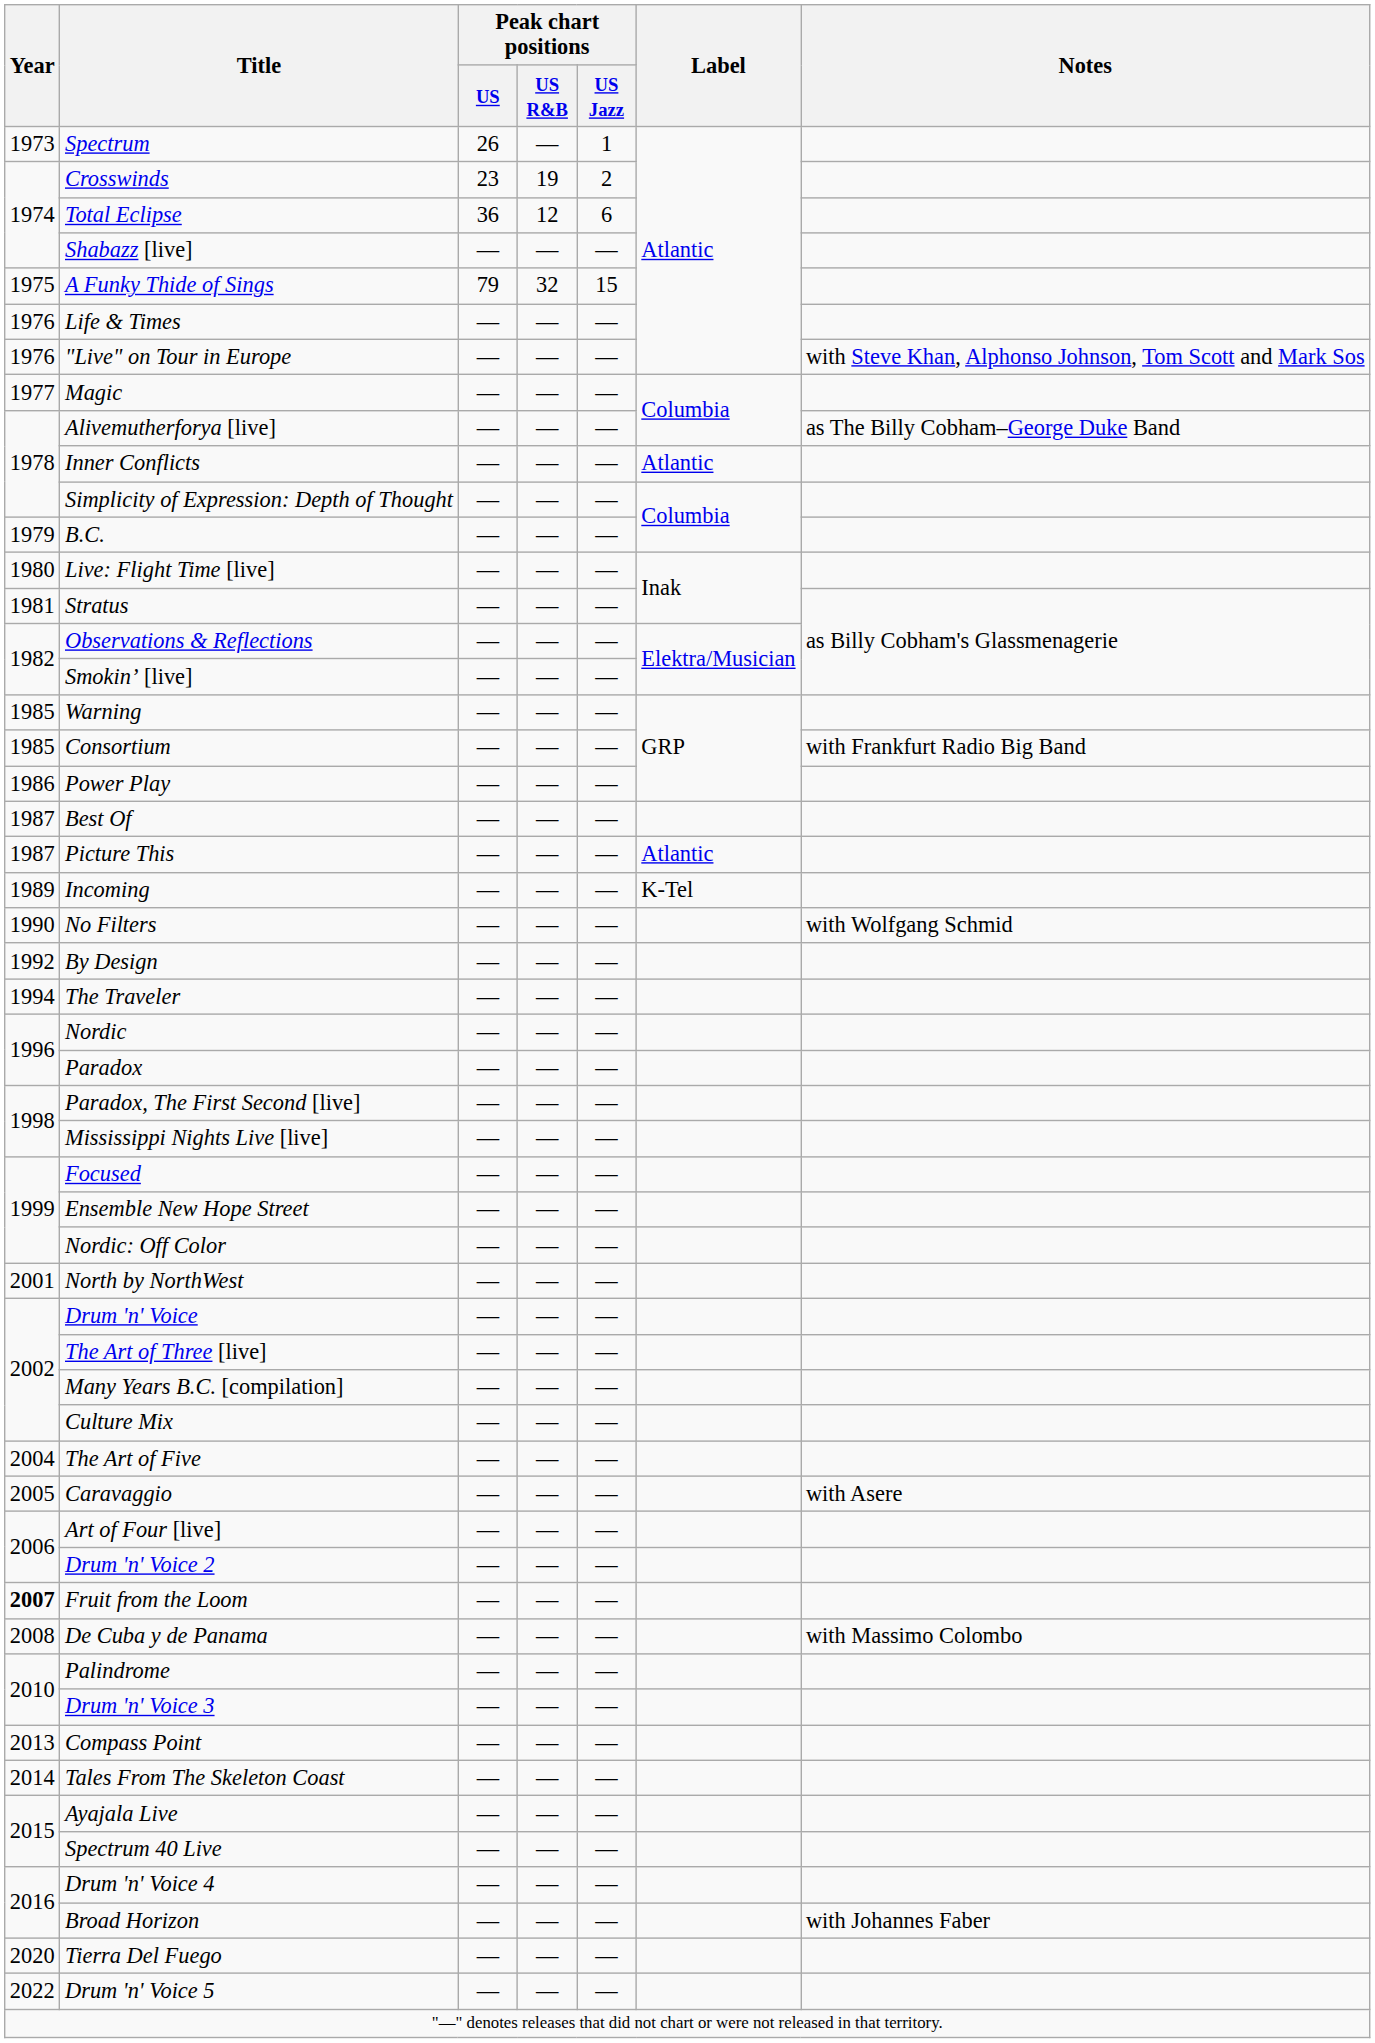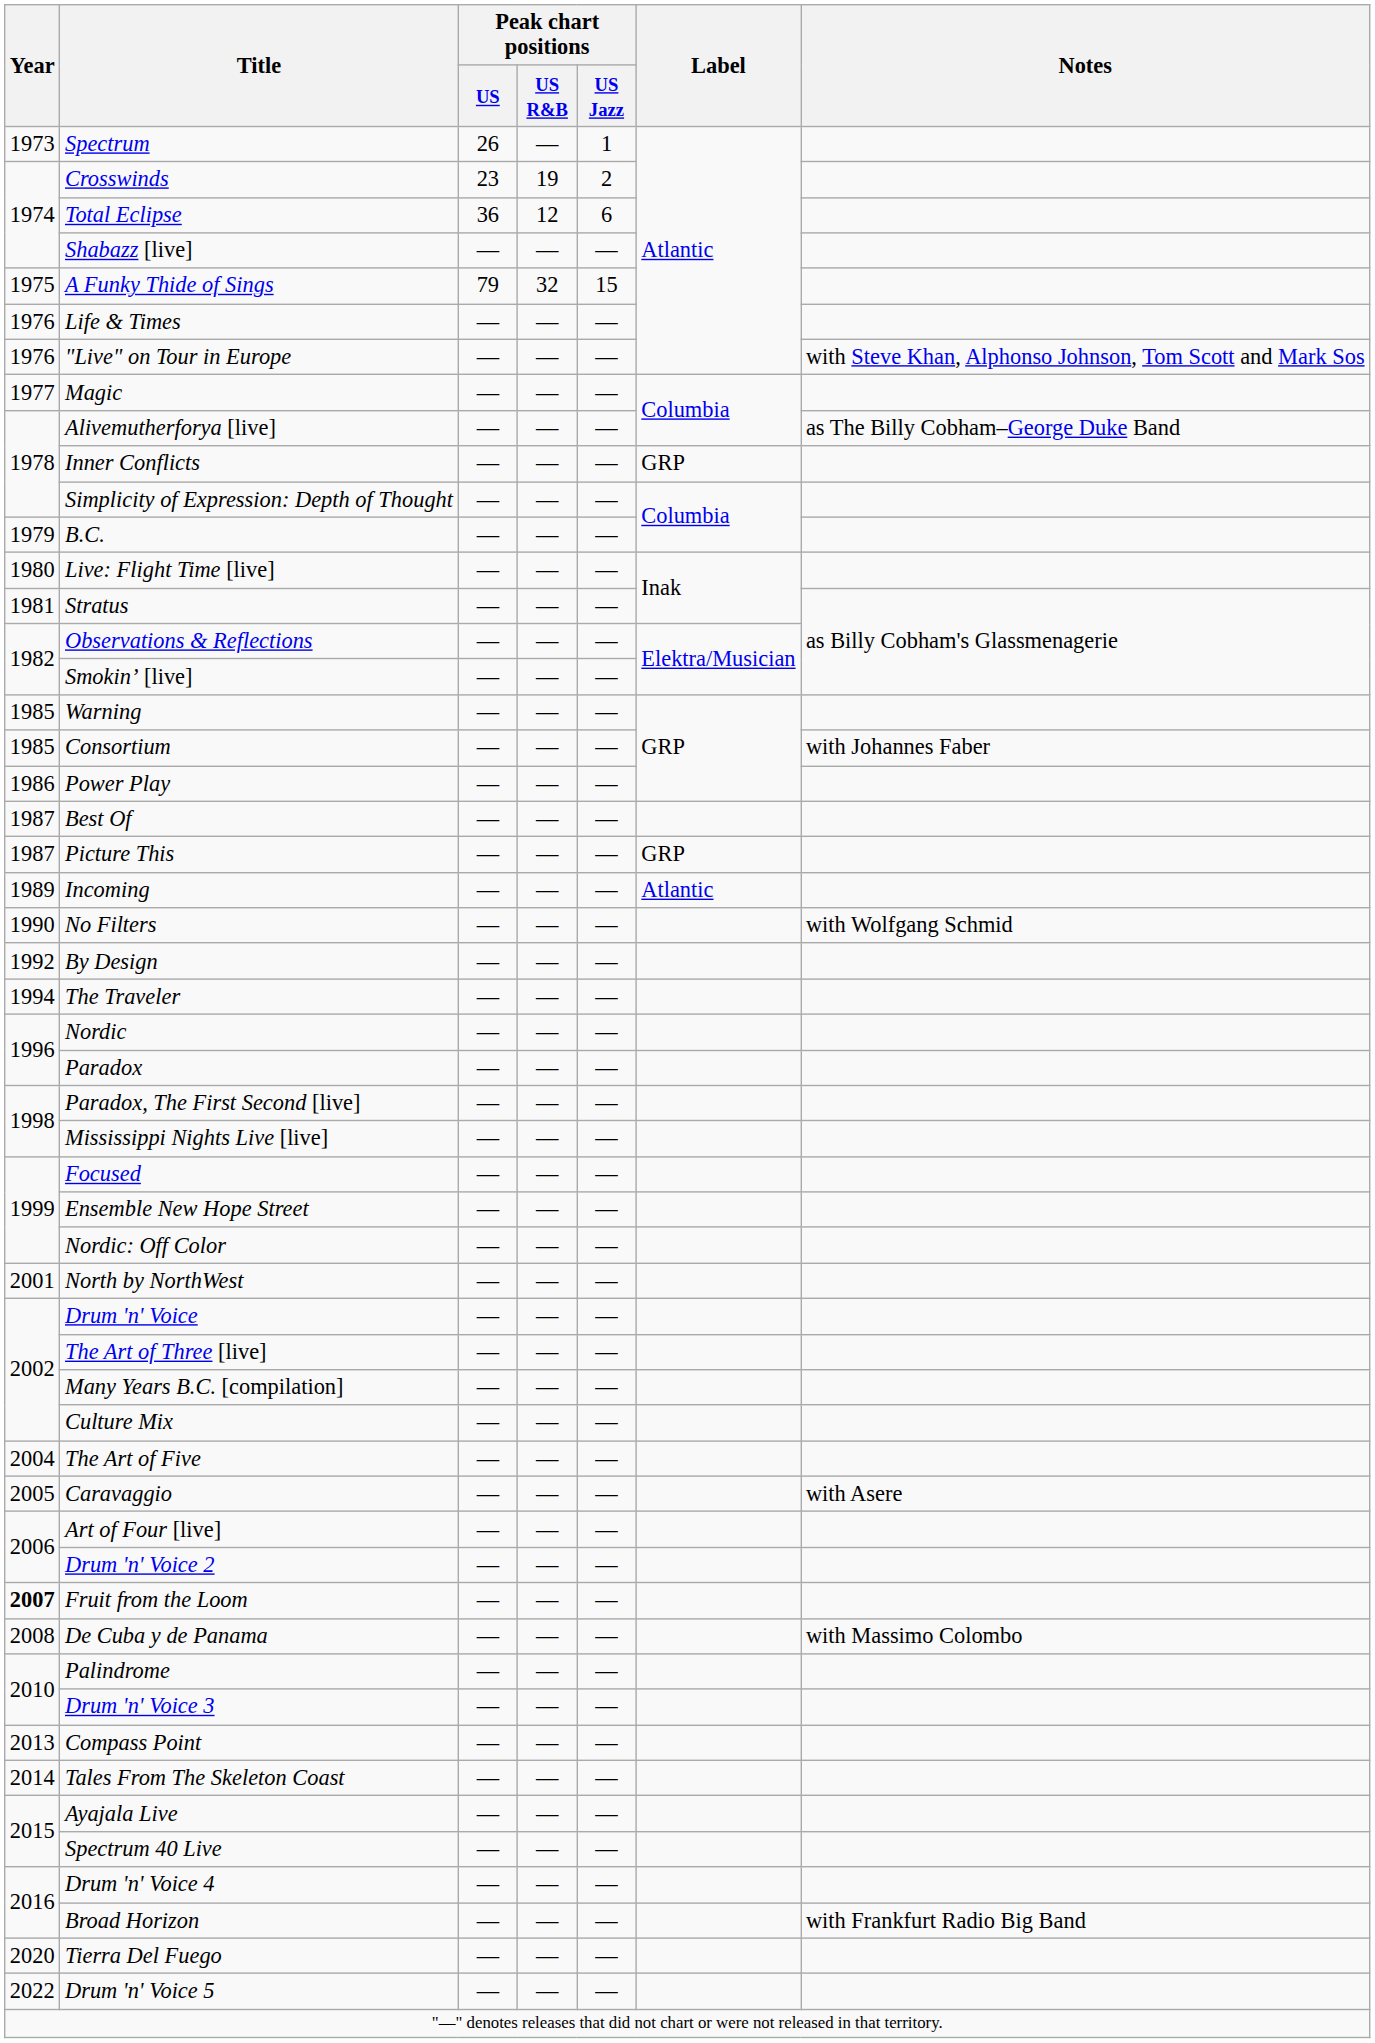(677, 463) Atlantic -> (663, 463) GRP
(946, 747) with Frankfurt Radio Big Band -> (898, 747) with Johannes Faber
(677, 854) Atlantic -> (663, 854) GRP
(667, 889) K-Tel -> (677, 889) Atlantic
(898, 1919) with Johannes Faber -> (946, 1919) with Frankfurt Radio Big Band
